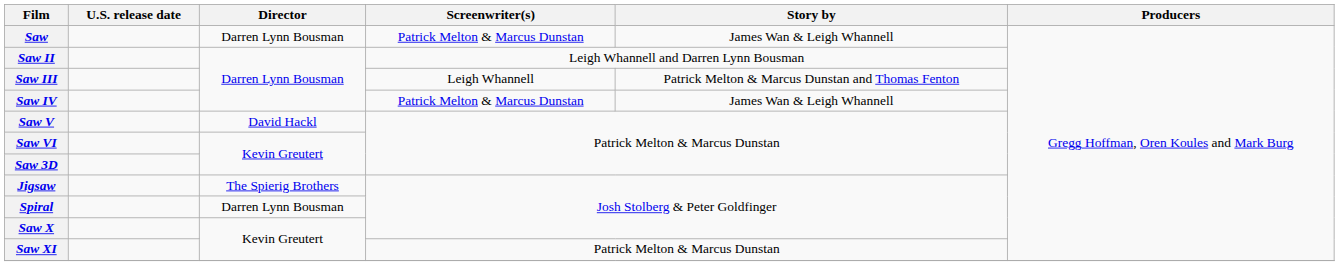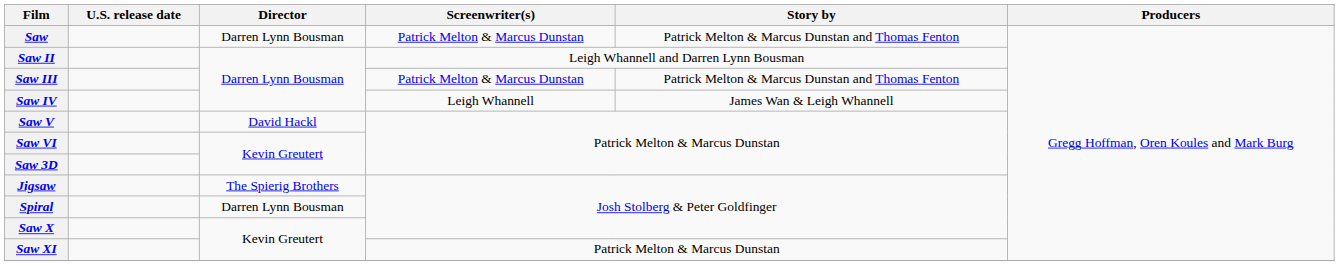(811, 36) James Wan & Leigh Whannell -> (811, 36) Patrick Melton & Marcus Dunstan and Thomas Fenton
(491, 79) Leigh Whannell -> (491, 79) Patrick Melton & Marcus Dunstan
(491, 100) Patrick Melton & Marcus Dunstan -> (491, 100) Leigh Whannell
